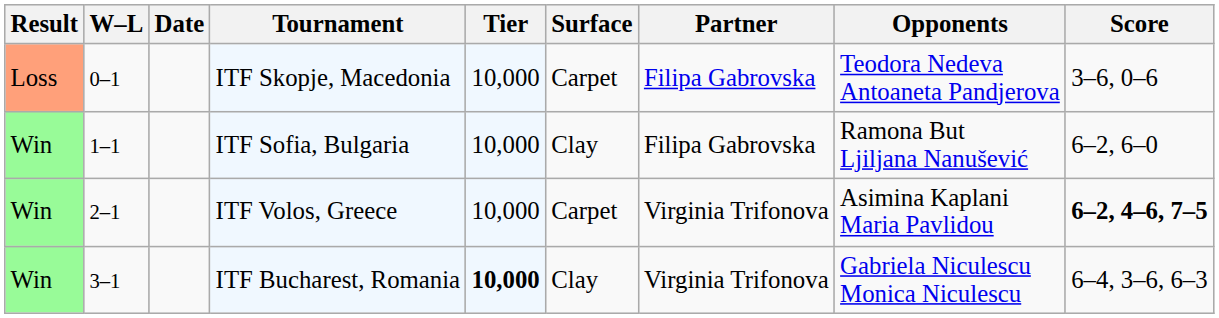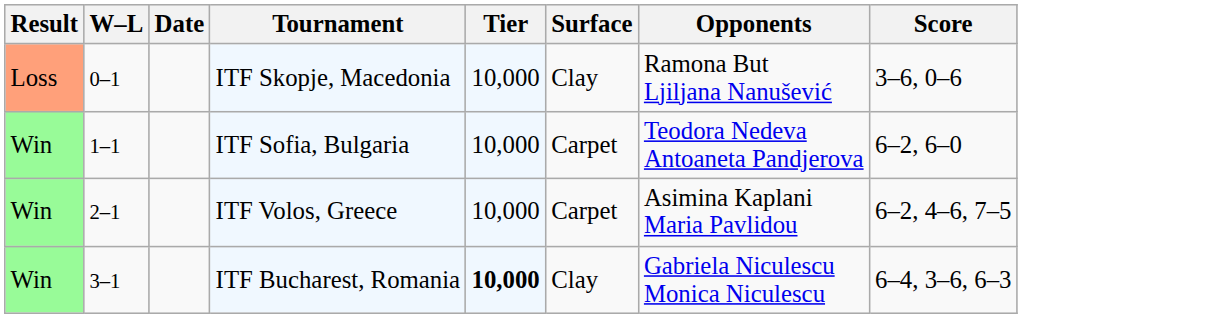- column: (736, 24)
(584, 77) Carpet -> (575, 77) Clay
(950, 77) Teodora Nedeva Antoaneta Pandjerova -> (738, 77) Ramona But Ljiljana Nanušević
(575, 144) Clay -> (584, 144) Carpet
(934, 144) Ramona But Ljiljana Nanušević -> (754, 144) Teodora Nedeva Antoaneta Pandjerova
(1139, 211) bold -> (943, 211) normal
